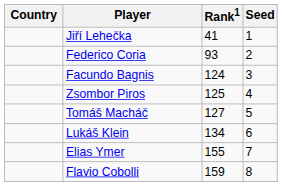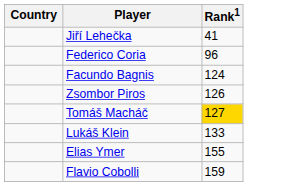- column: (260, 15)
(211, 56) 93 -> (211, 56) 96
(215, 94) 125 -> (215, 94) 126
(215, 113) no background -> (215, 113) gold background
(215, 133) 134 -> (215, 133) 133
